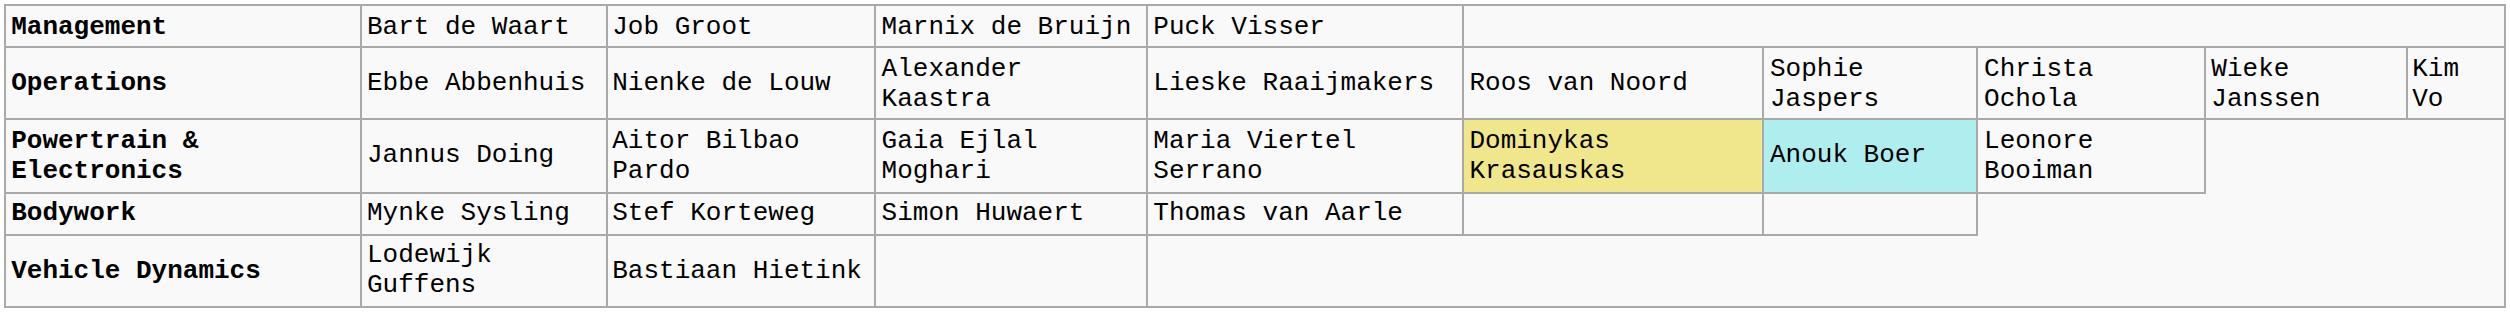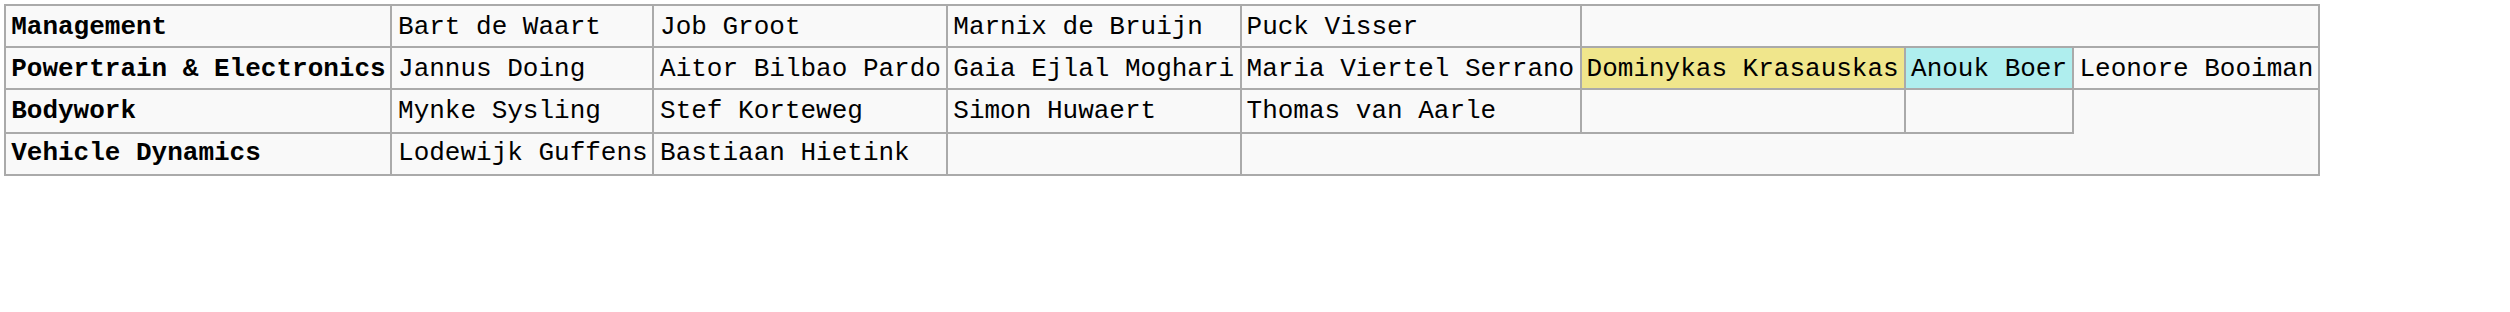- row: (89, 84)
